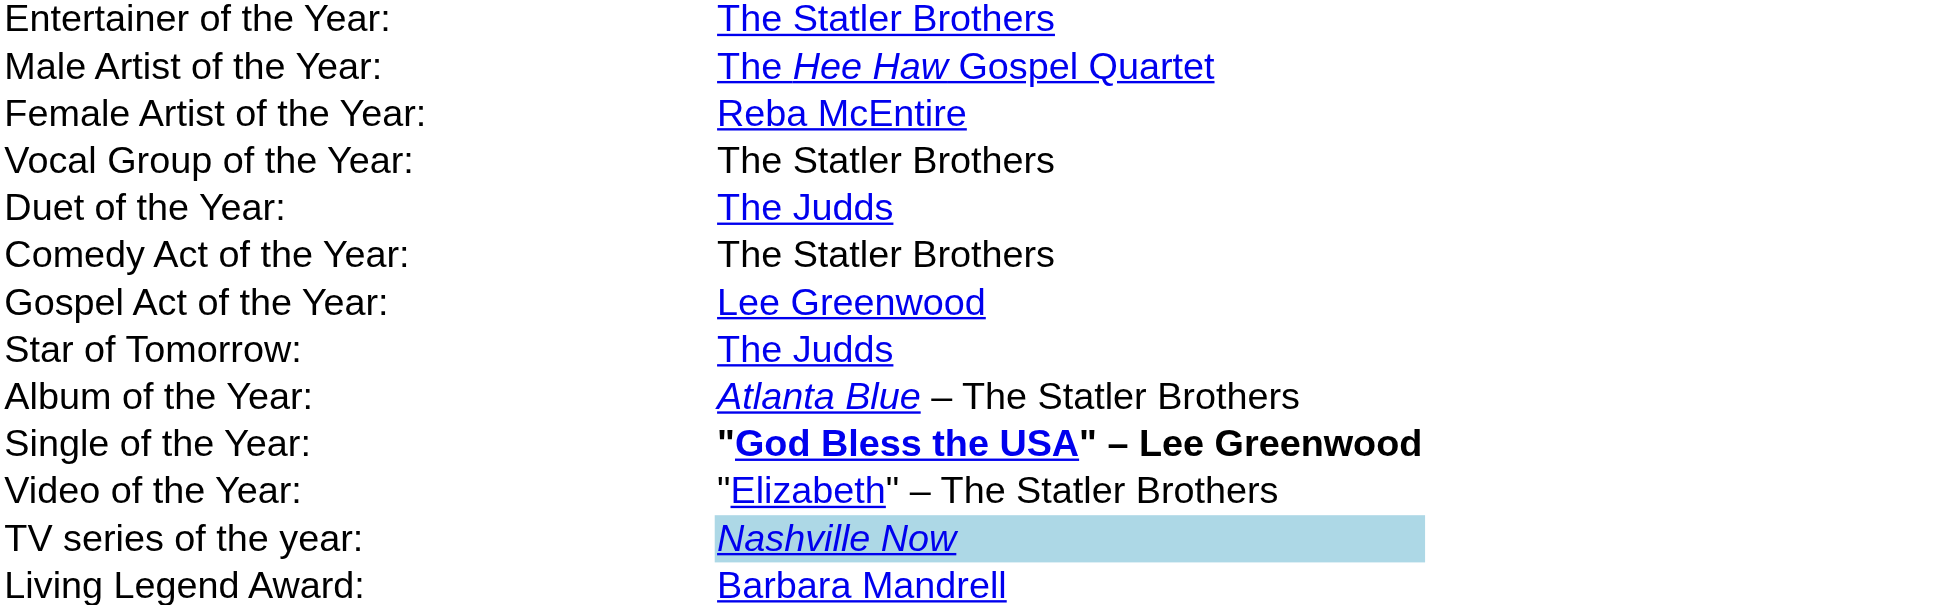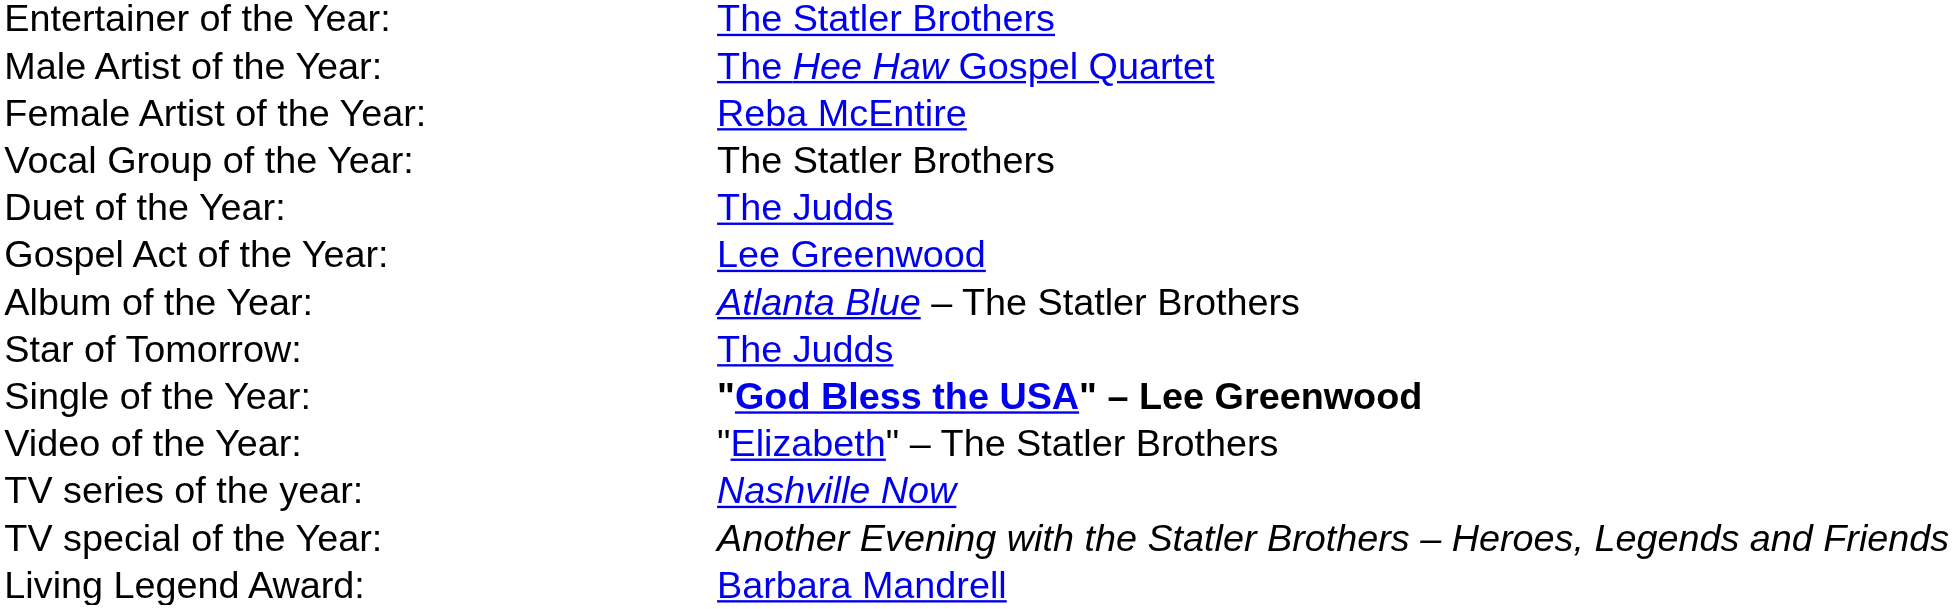- row: (207, 254)
rows swapped: (153, 349) <-> (159, 396)
(837, 538) lightblue background -> (837, 490) no background
+ row: (193, 538)
